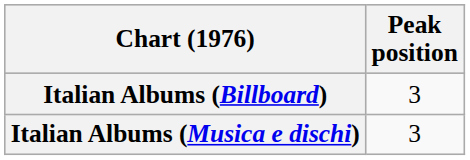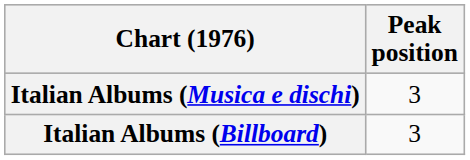rows swapped: (185, 93) <-> (185, 133)
